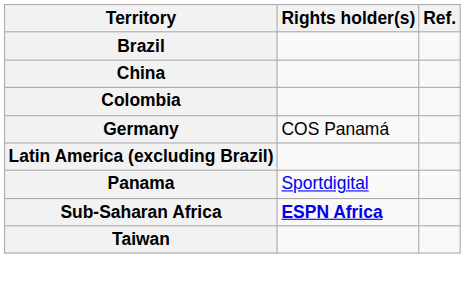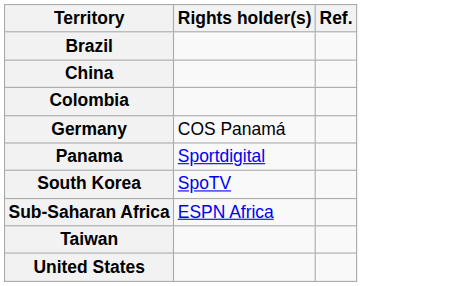- row: (141, 156)
+ row: (89, 184)
(332, 211) bold -> (226, 211) normal
+ row: (89, 267)
